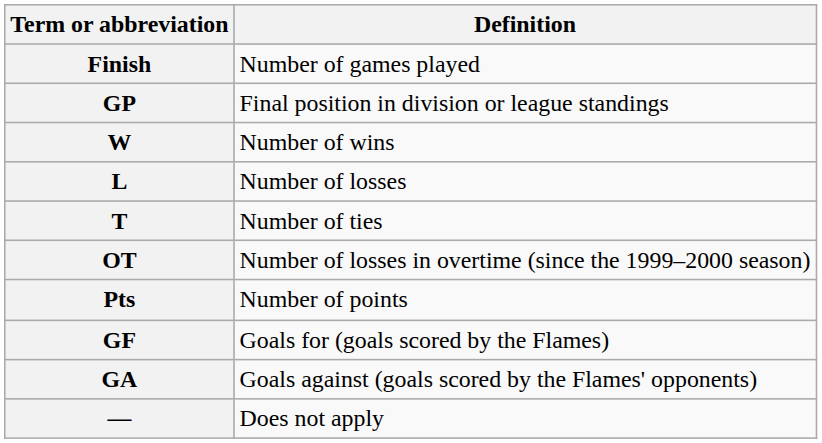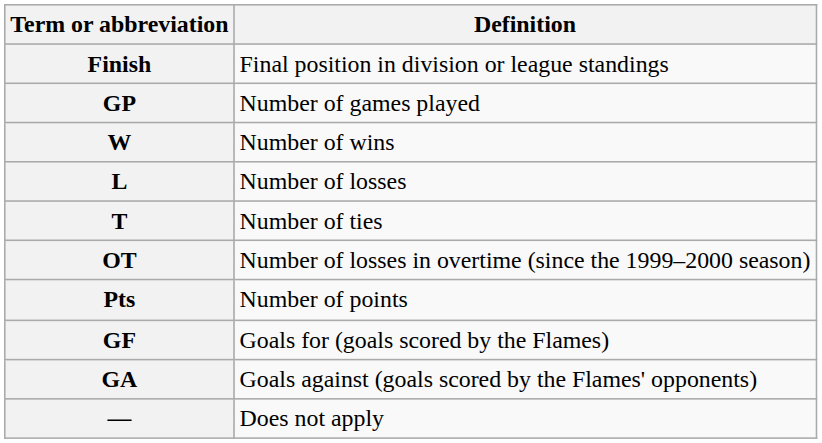(360, 63) Number of games played -> (454, 63) Final position in division or league standings
(454, 103) Final position in division or league standings -> (360, 103) Number of games played
